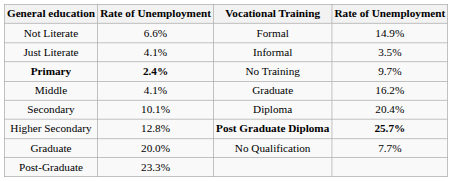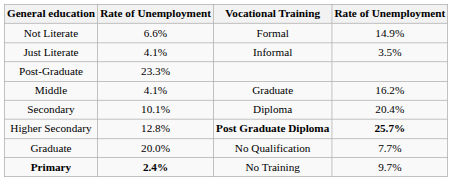rows swapped: (51, 71) <-> (51, 167)
